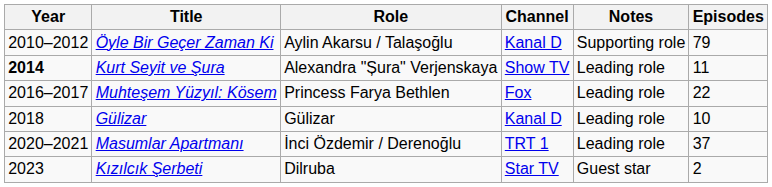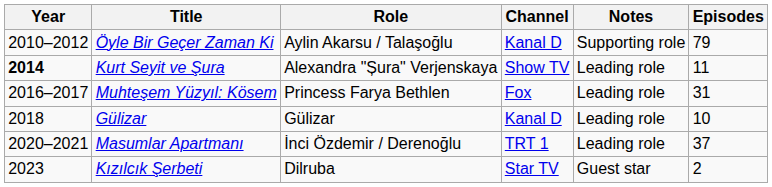(702, 93) 22 -> (702, 93) 31
